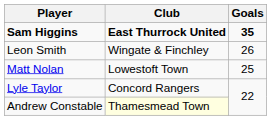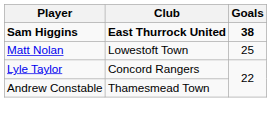(248, 32) 35 -> (248, 32) 38
- row: (37, 50)
(159, 106) lightyellow background -> (159, 87) no background
